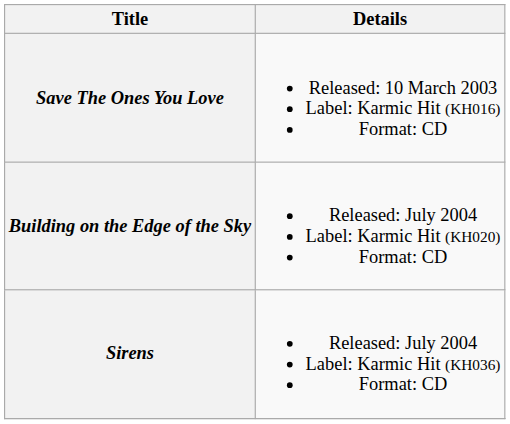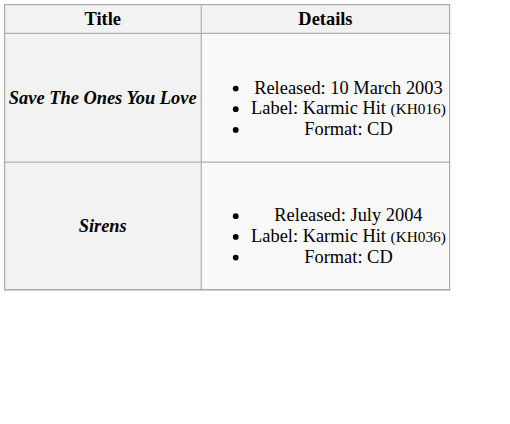- row: (130, 225)
